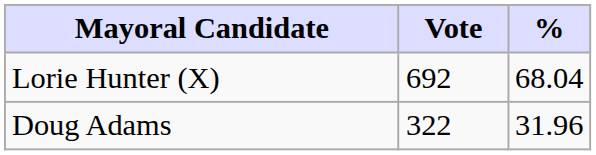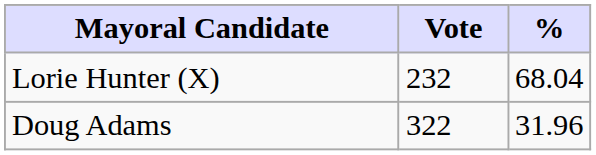(429, 76) 692 -> (429, 76) 232
